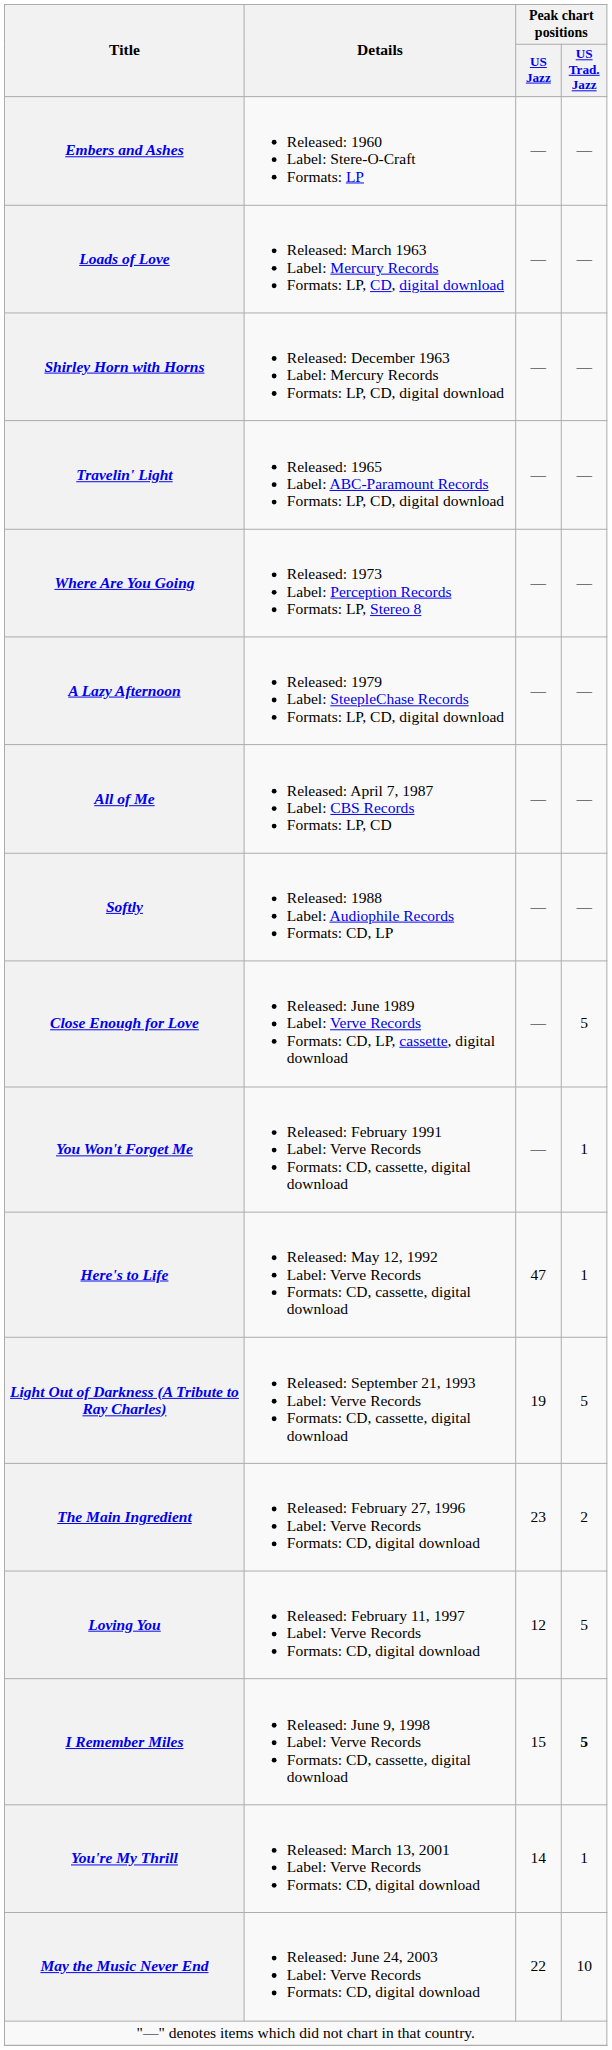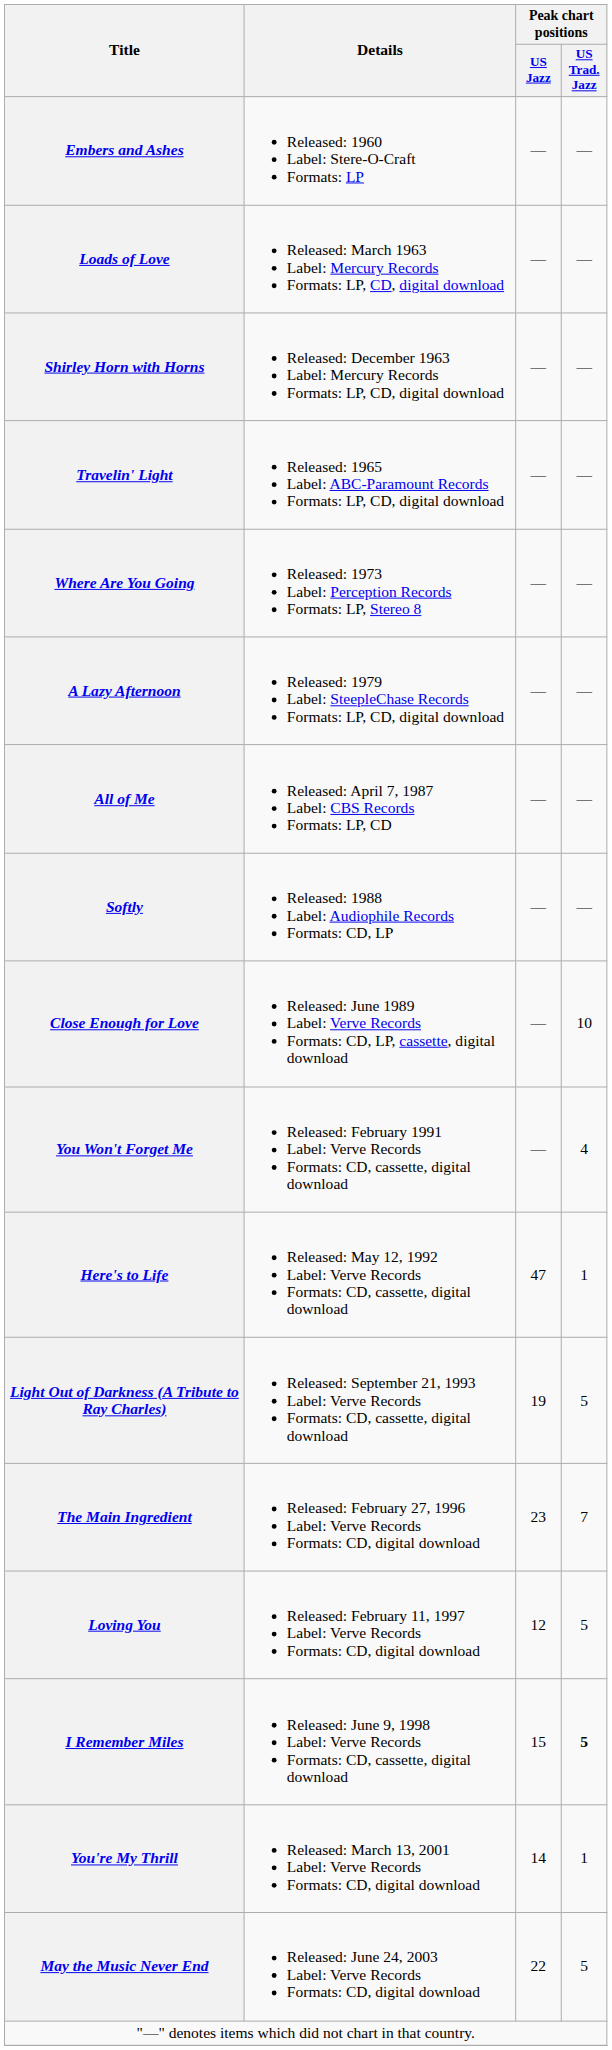(584, 1023) 5 -> (584, 1023) 10
(584, 1149) 1 -> (584, 1149) 4
(584, 1517) 2 -> (584, 1517) 7
(584, 1966) 10 -> (584, 1966) 5
